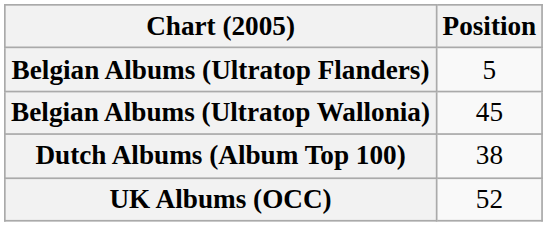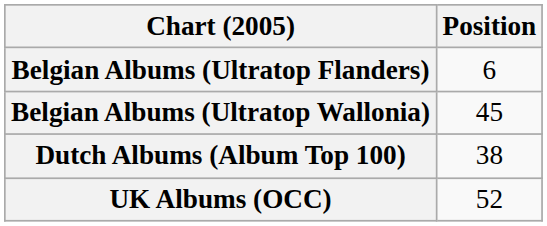(489, 69) 5 -> (489, 69) 6
